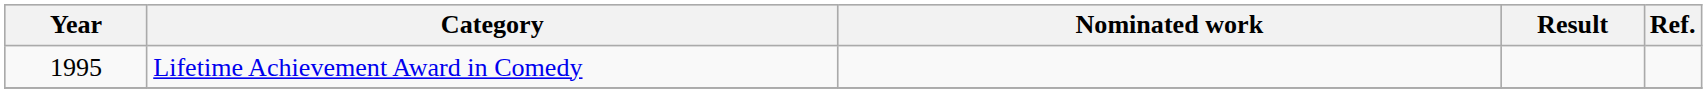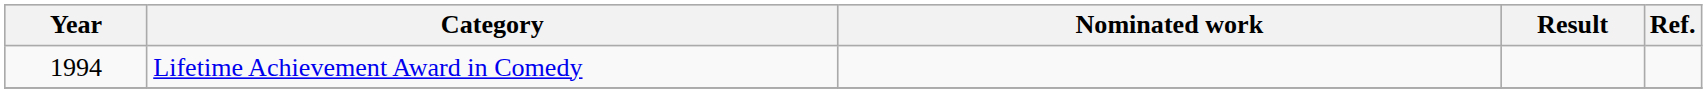(76, 66) 1995 -> (76, 66) 1994
